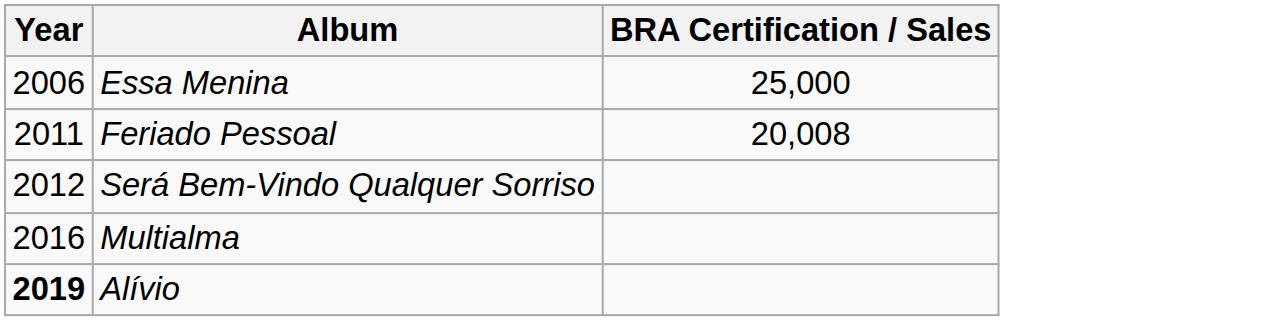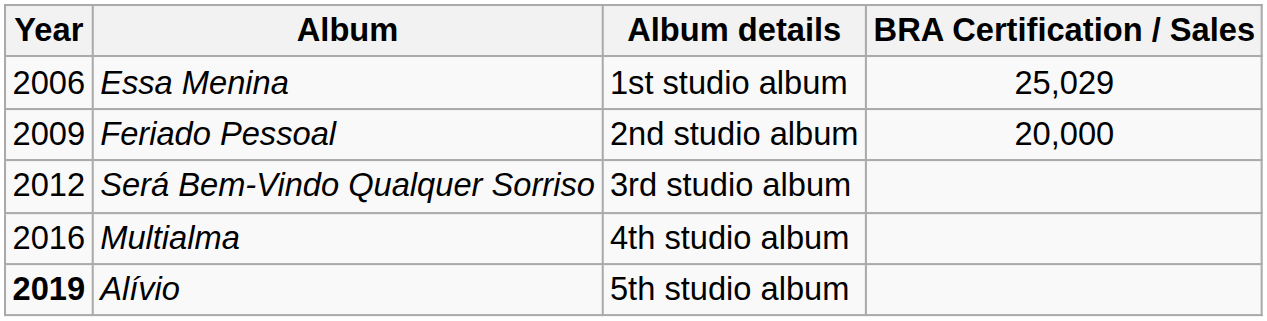+ column: (734, 30)
(801, 82) 25,000 -> (1064, 82) 25,029
(49, 133) 2011 -> (49, 133) 2009
(801, 133) 20,008 -> (1064, 133) 20,000
